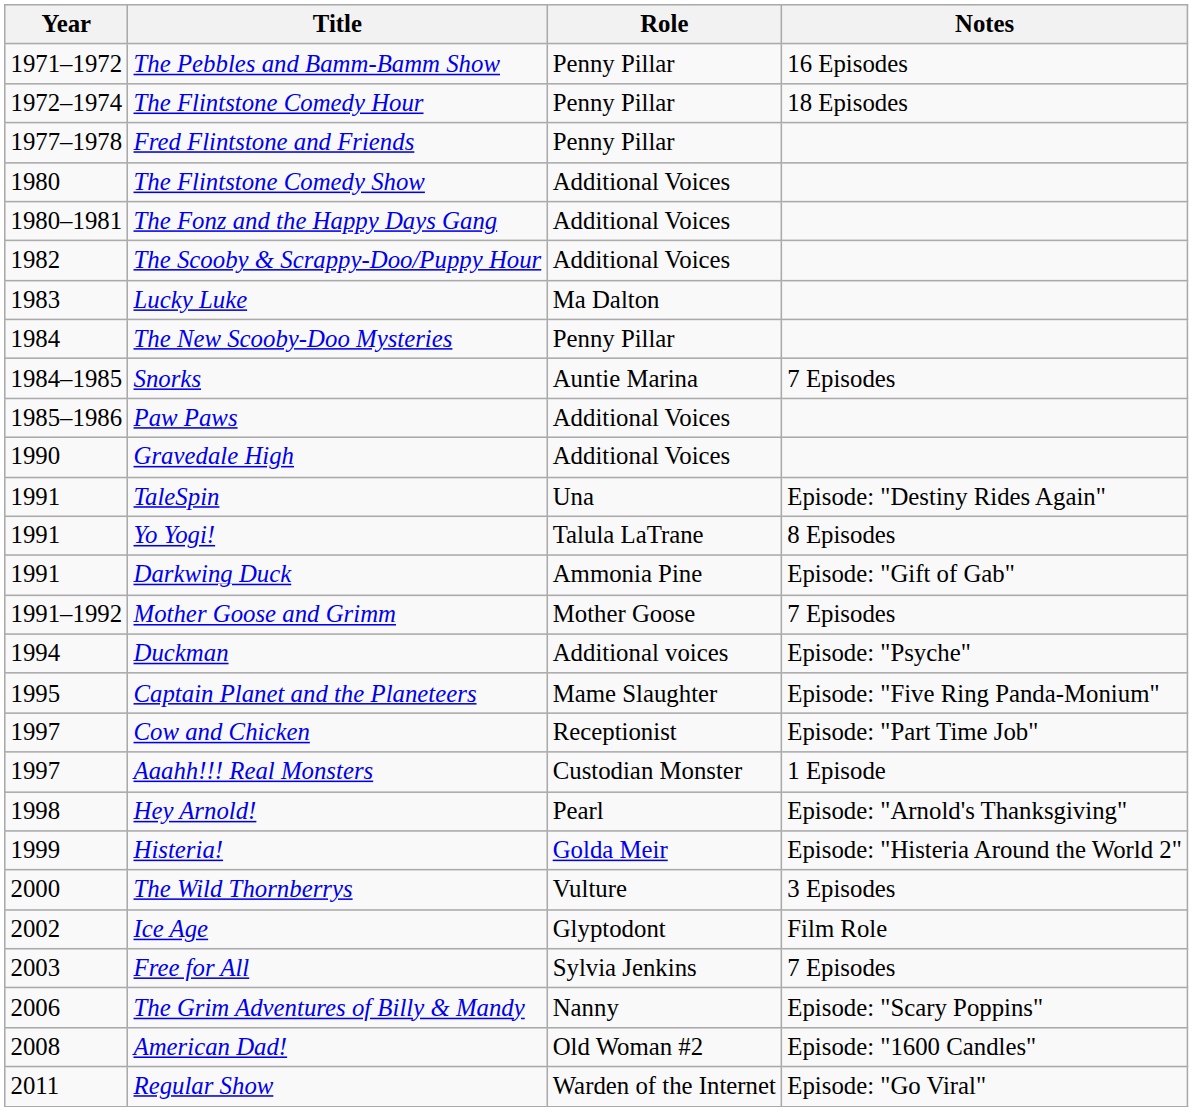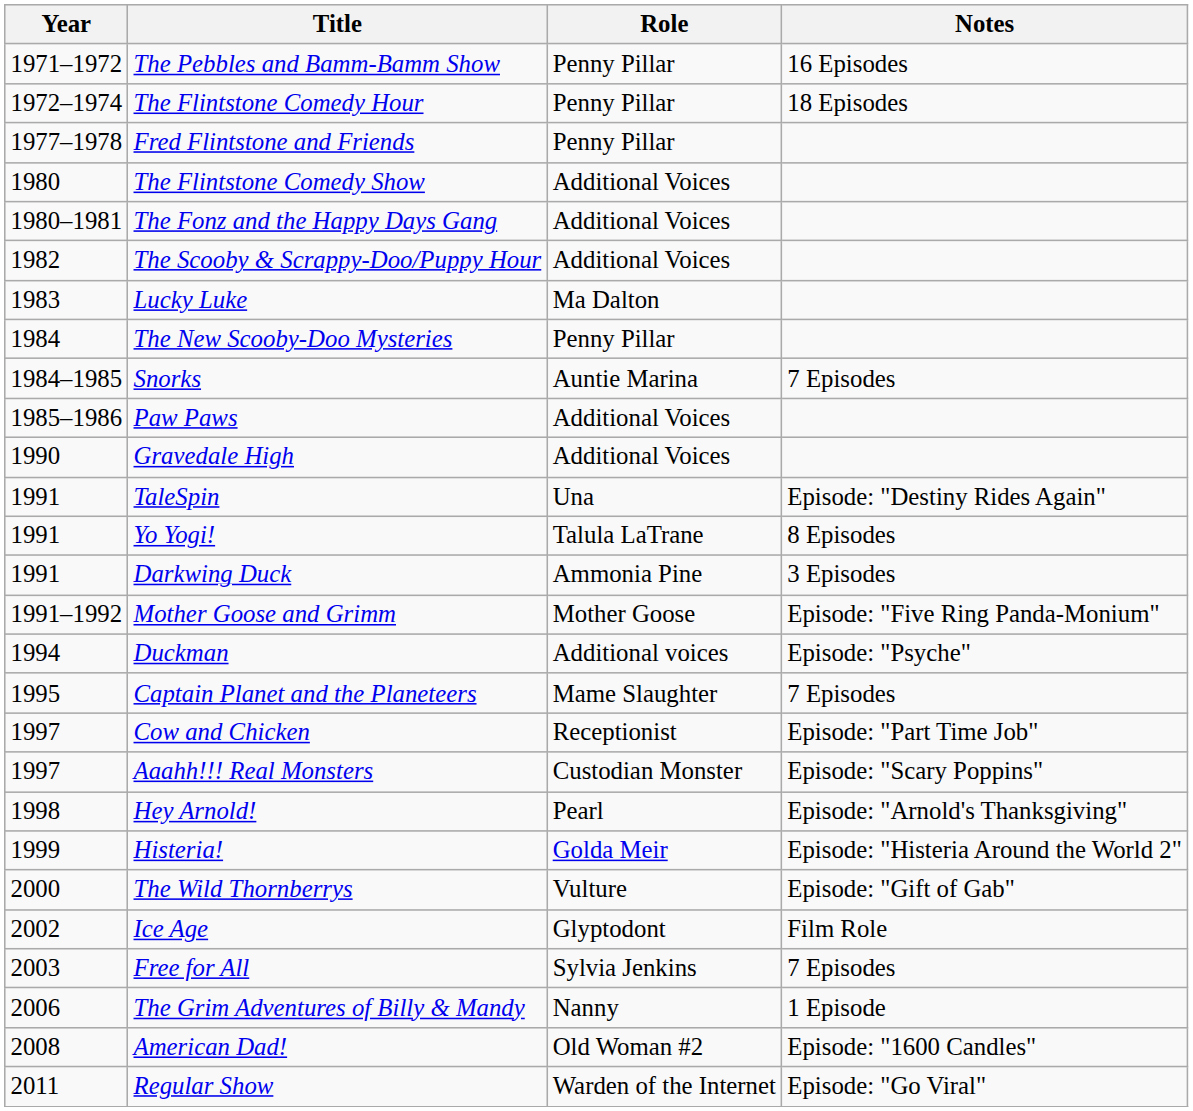(901, 574) Episode: "Gift of Gab" -> (841, 574) 3 Episodes
(841, 614) 7 Episodes -> (973, 614) Episode: "Five Ring Panda-Monium"
(973, 692) Episode: "Five Ring Panda-Monium" -> (841, 692) 7 Episodes
(837, 771) 1 Episode -> (915, 771) Episode: "Scary Poppins"
(841, 889) 3 Episodes -> (901, 889) Episode: "Gift of Gab"
(915, 1007) Episode: "Scary Poppins" -> (837, 1007) 1 Episode
